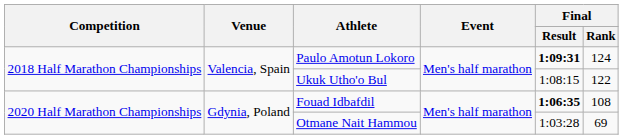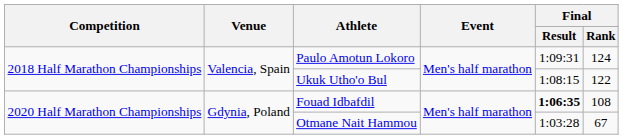(559, 58) bold -> (559, 58) normal
(601, 123) 69 -> (601, 123) 67
